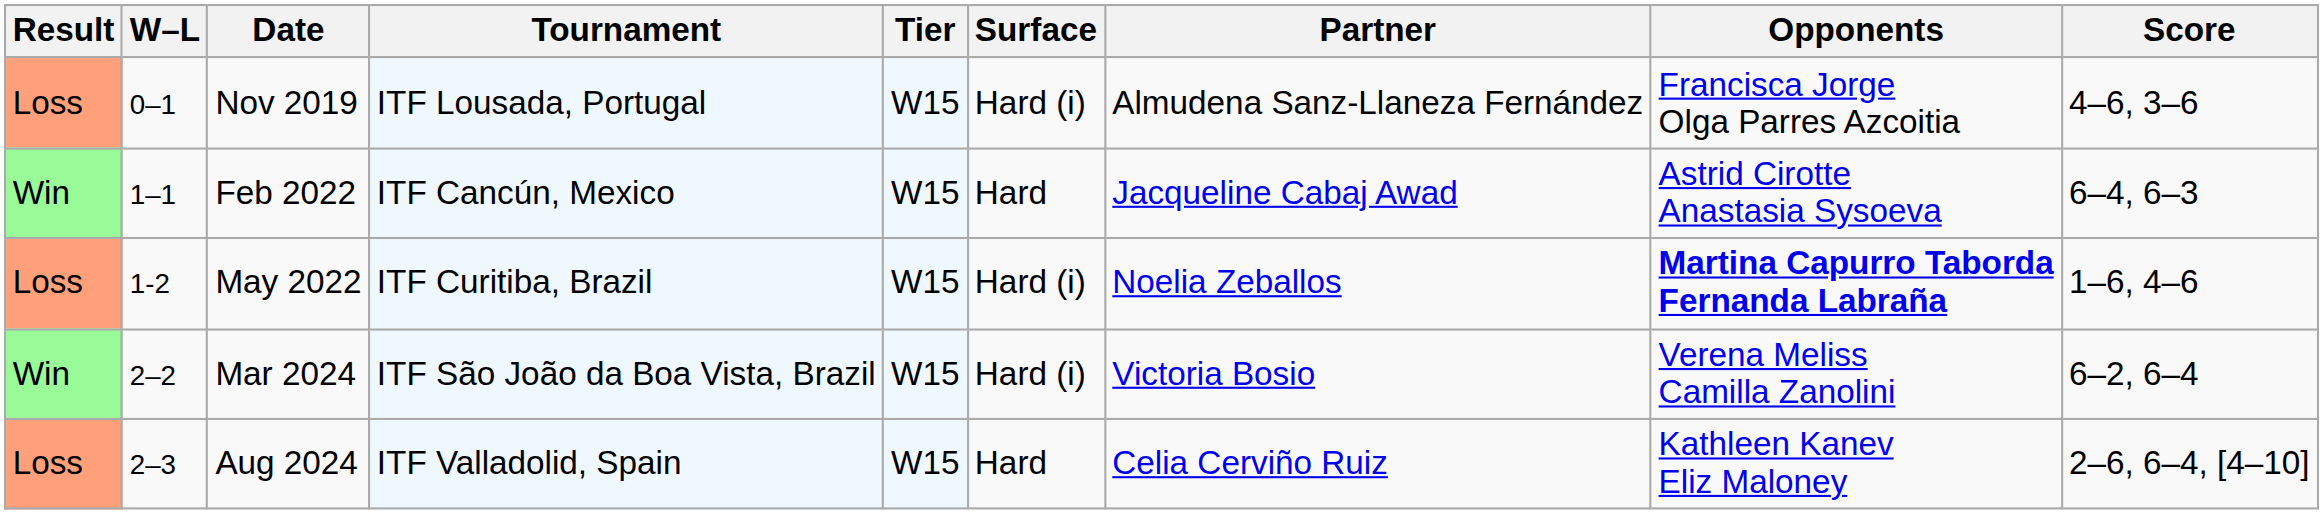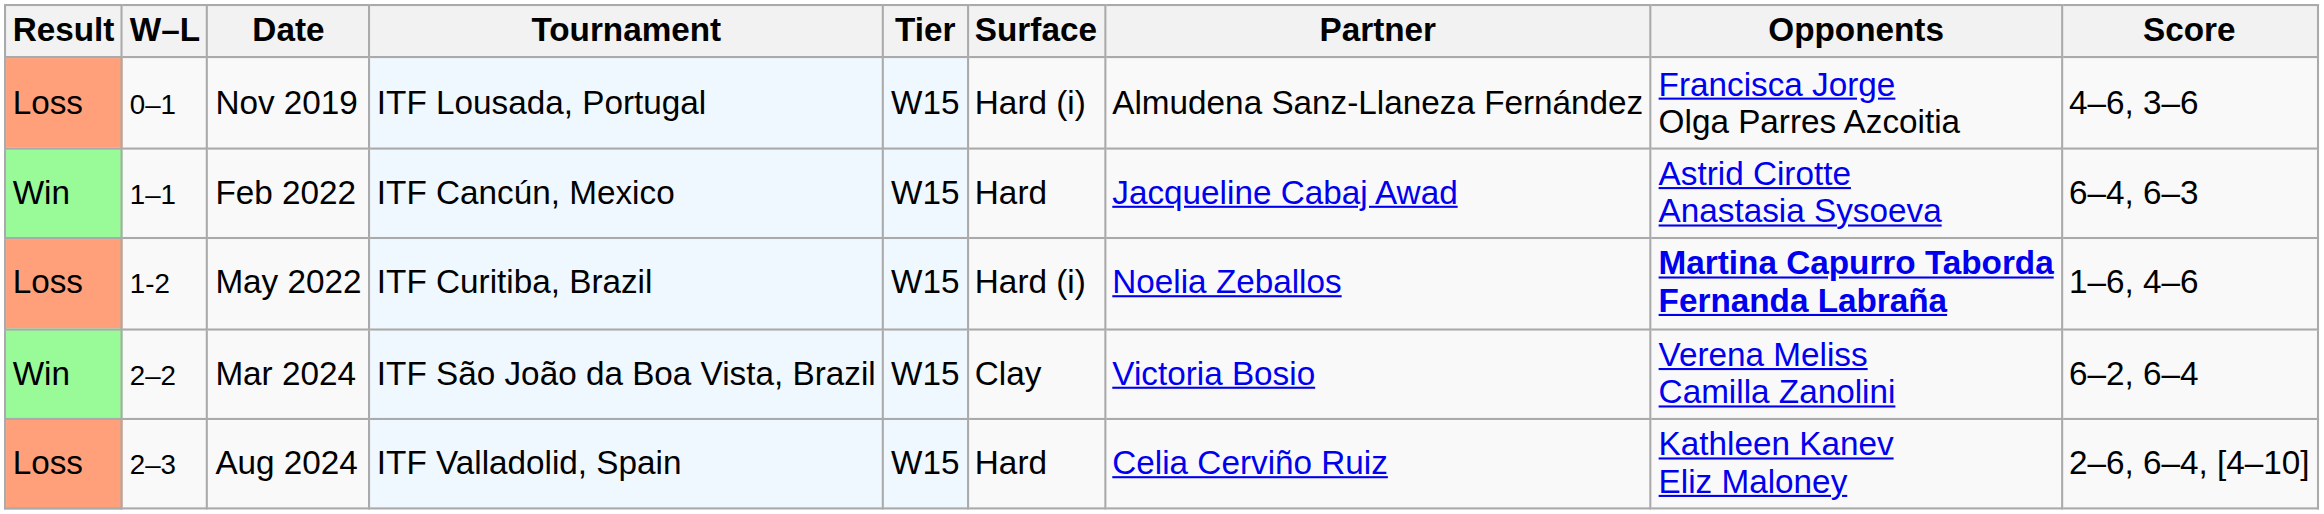(1030, 373) Hard (i) -> (1008, 373) Clay
